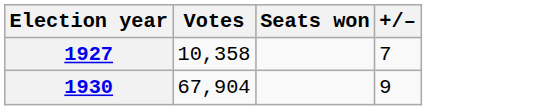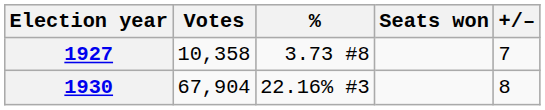+ column: (315, 21)
(385, 87) 9 -> (505, 87) 8
